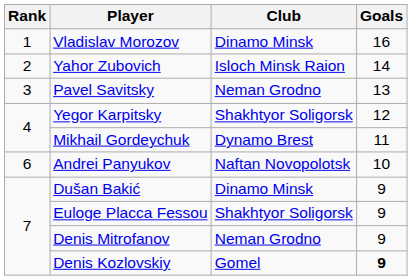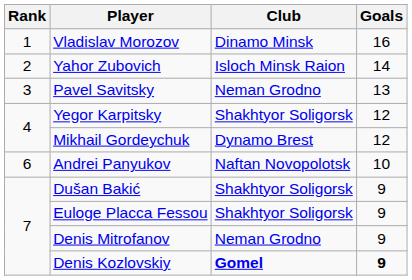(381, 139) 11 -> (381, 139) 12
(264, 189) Dinamo Minsk -> (284, 189) Shakhtyor Soligorsk
(238, 262) normal -> (239, 262) bold
